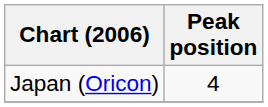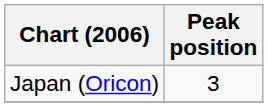(213, 83) 4 -> (213, 83) 3
